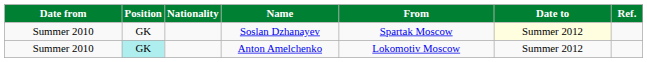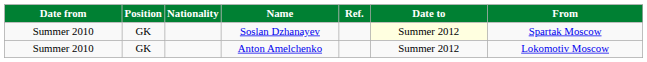columns swapped: (416, 13) <-> (627, 13)
(143, 49) paleturquoise background -> (143, 49) no background
